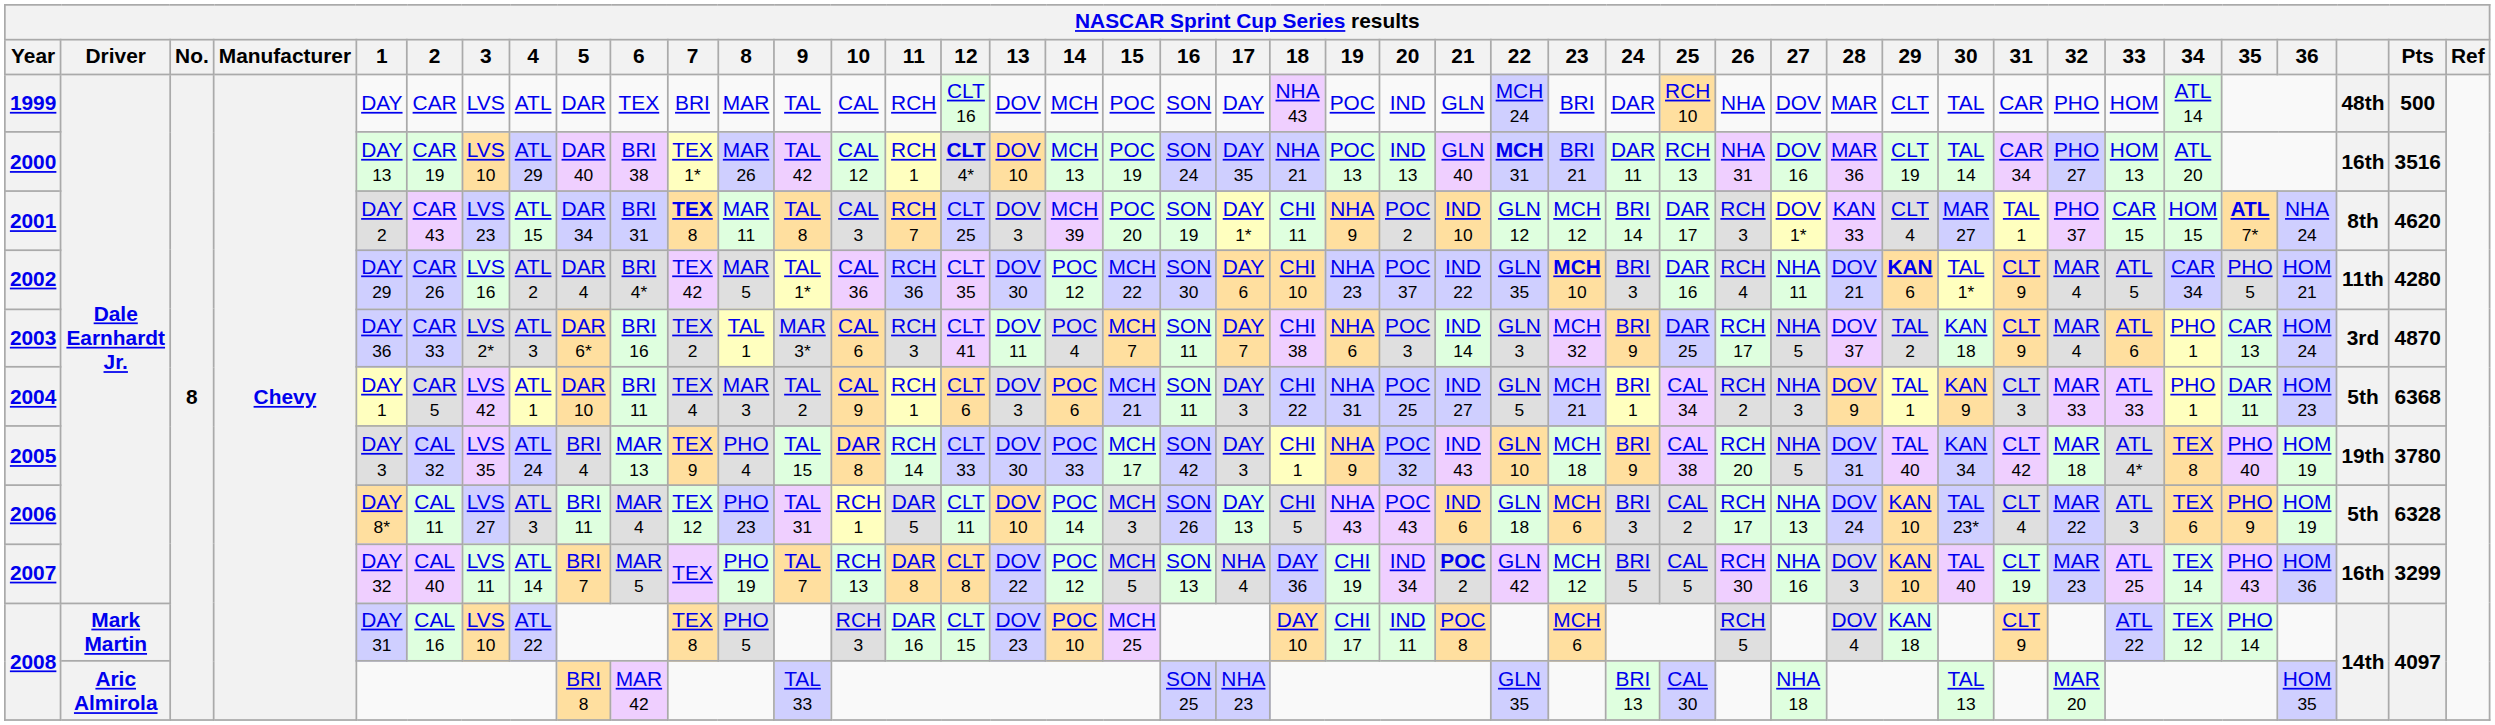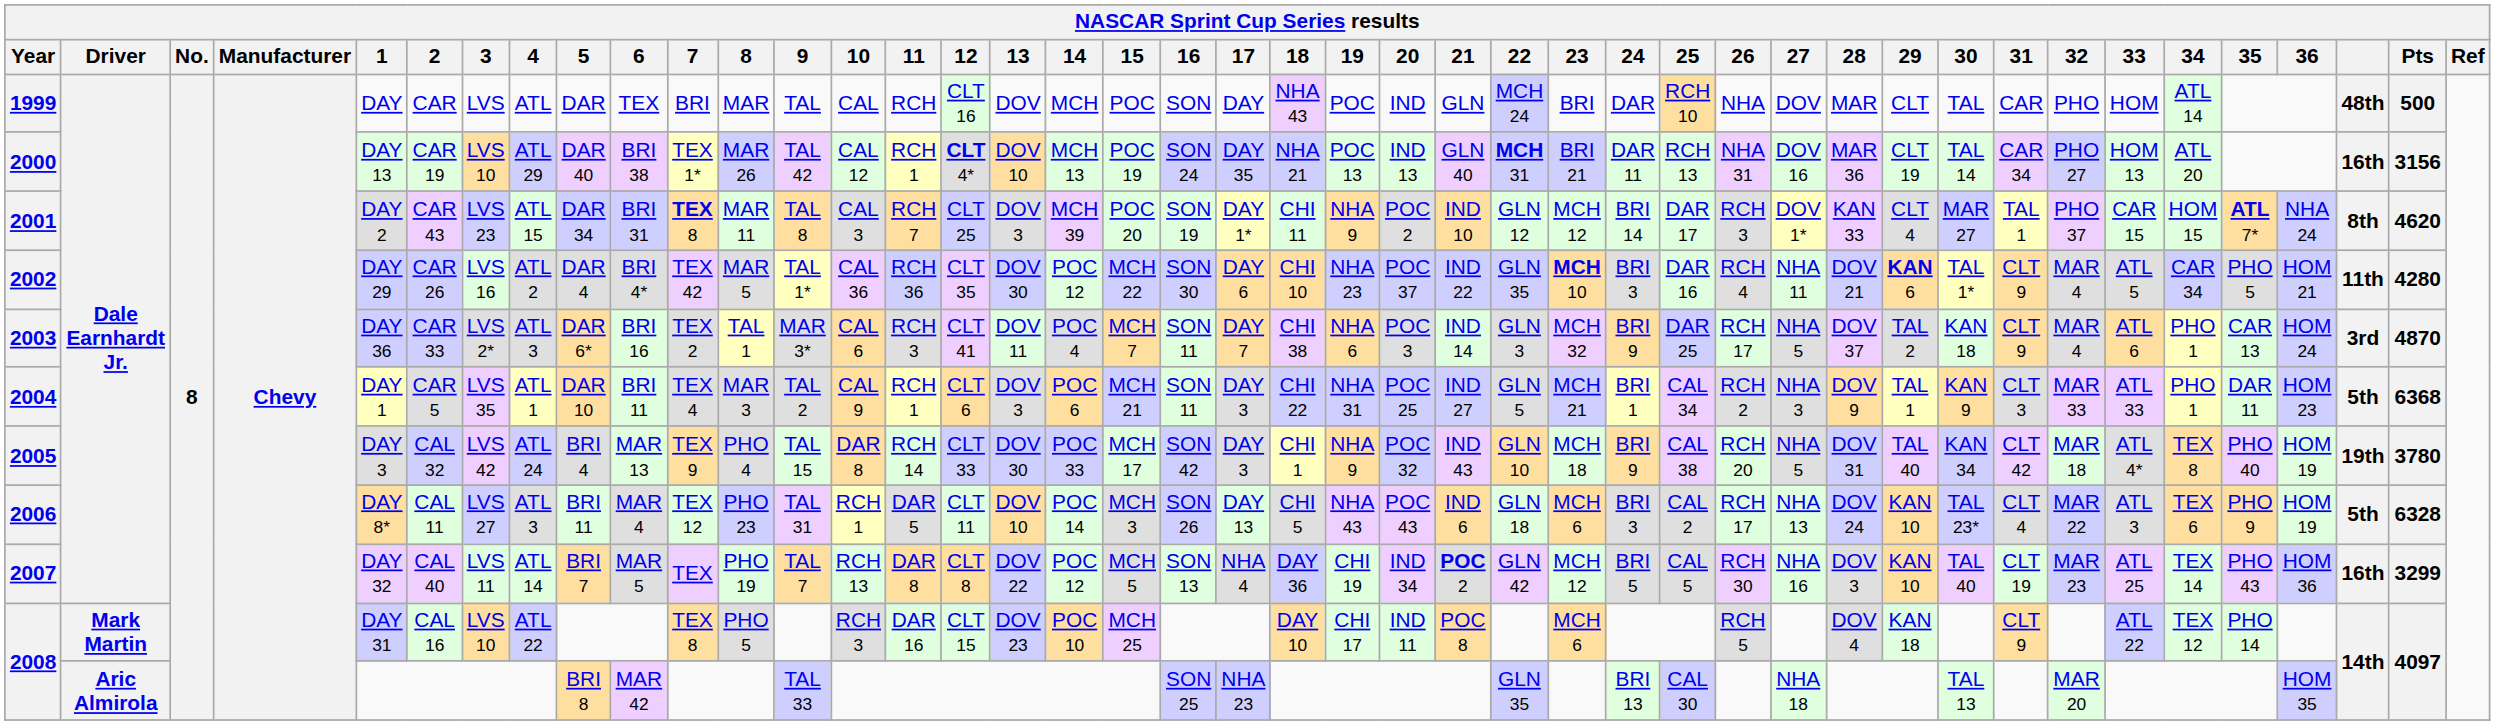(2418, 162) 3516 -> (2418, 162) 3156
(486, 396) LVS 42 -> (486, 396) LVS 35
(486, 455) LVS 35 -> (486, 455) LVS 42
